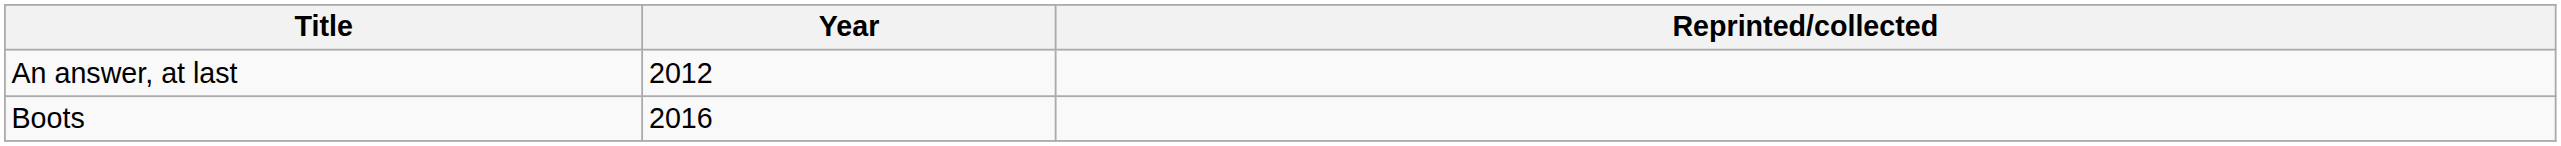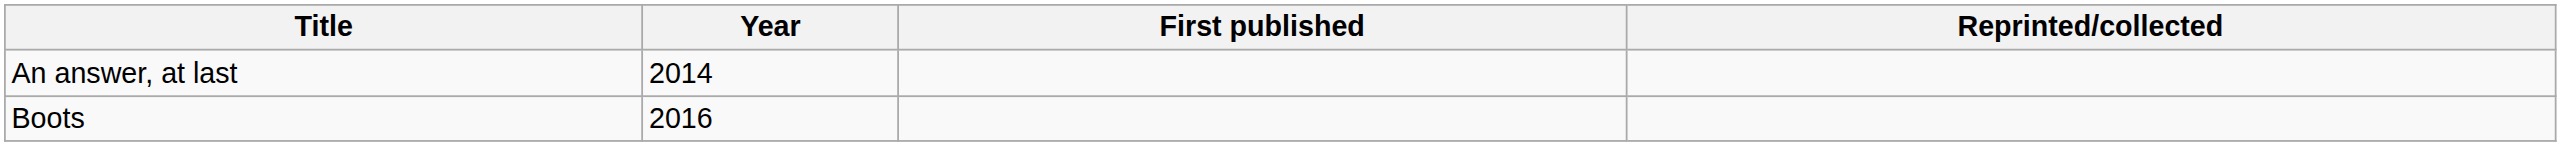+ column: (1262, 27)
(681, 72) 2012 -> (681, 72) 2014
